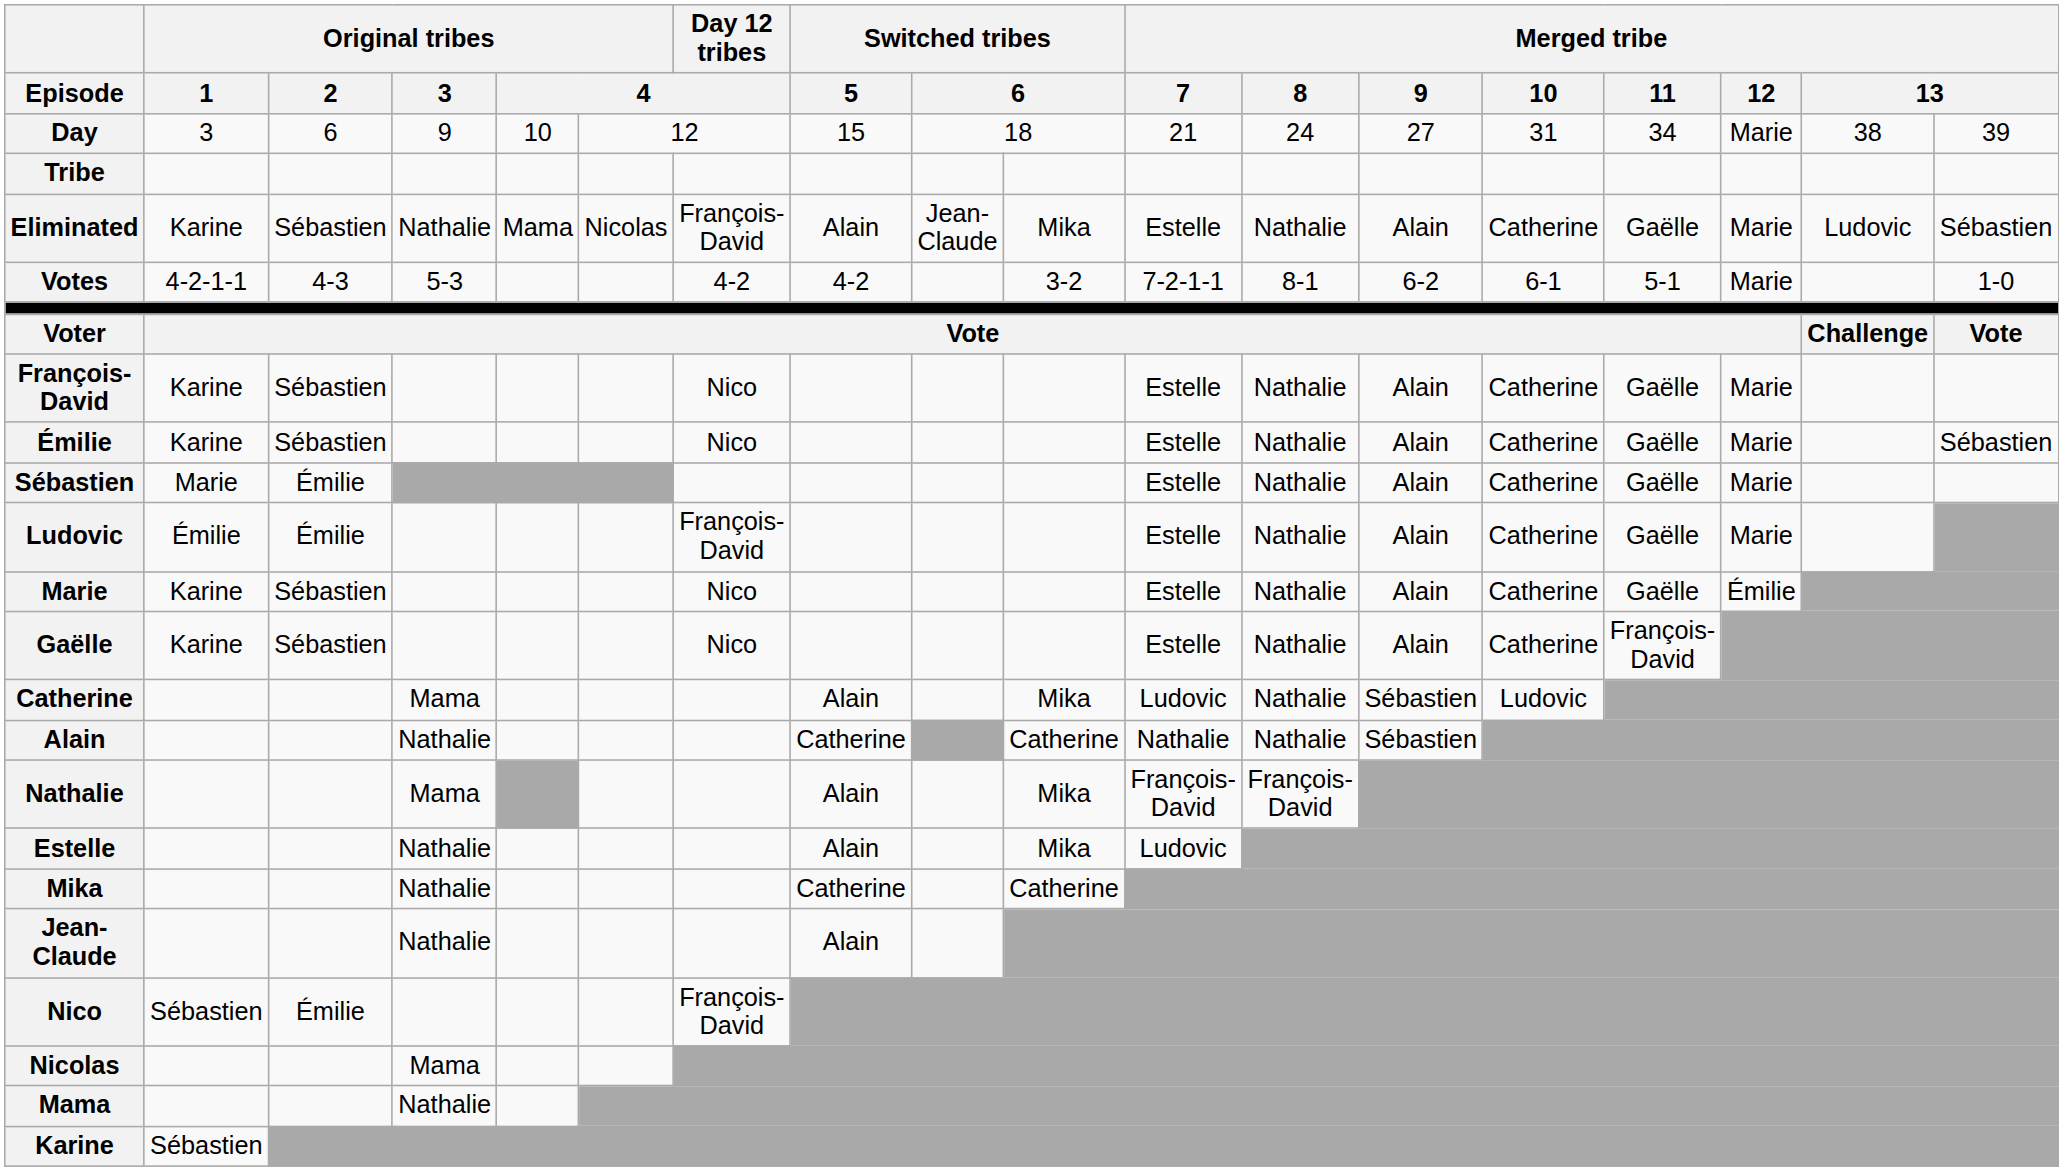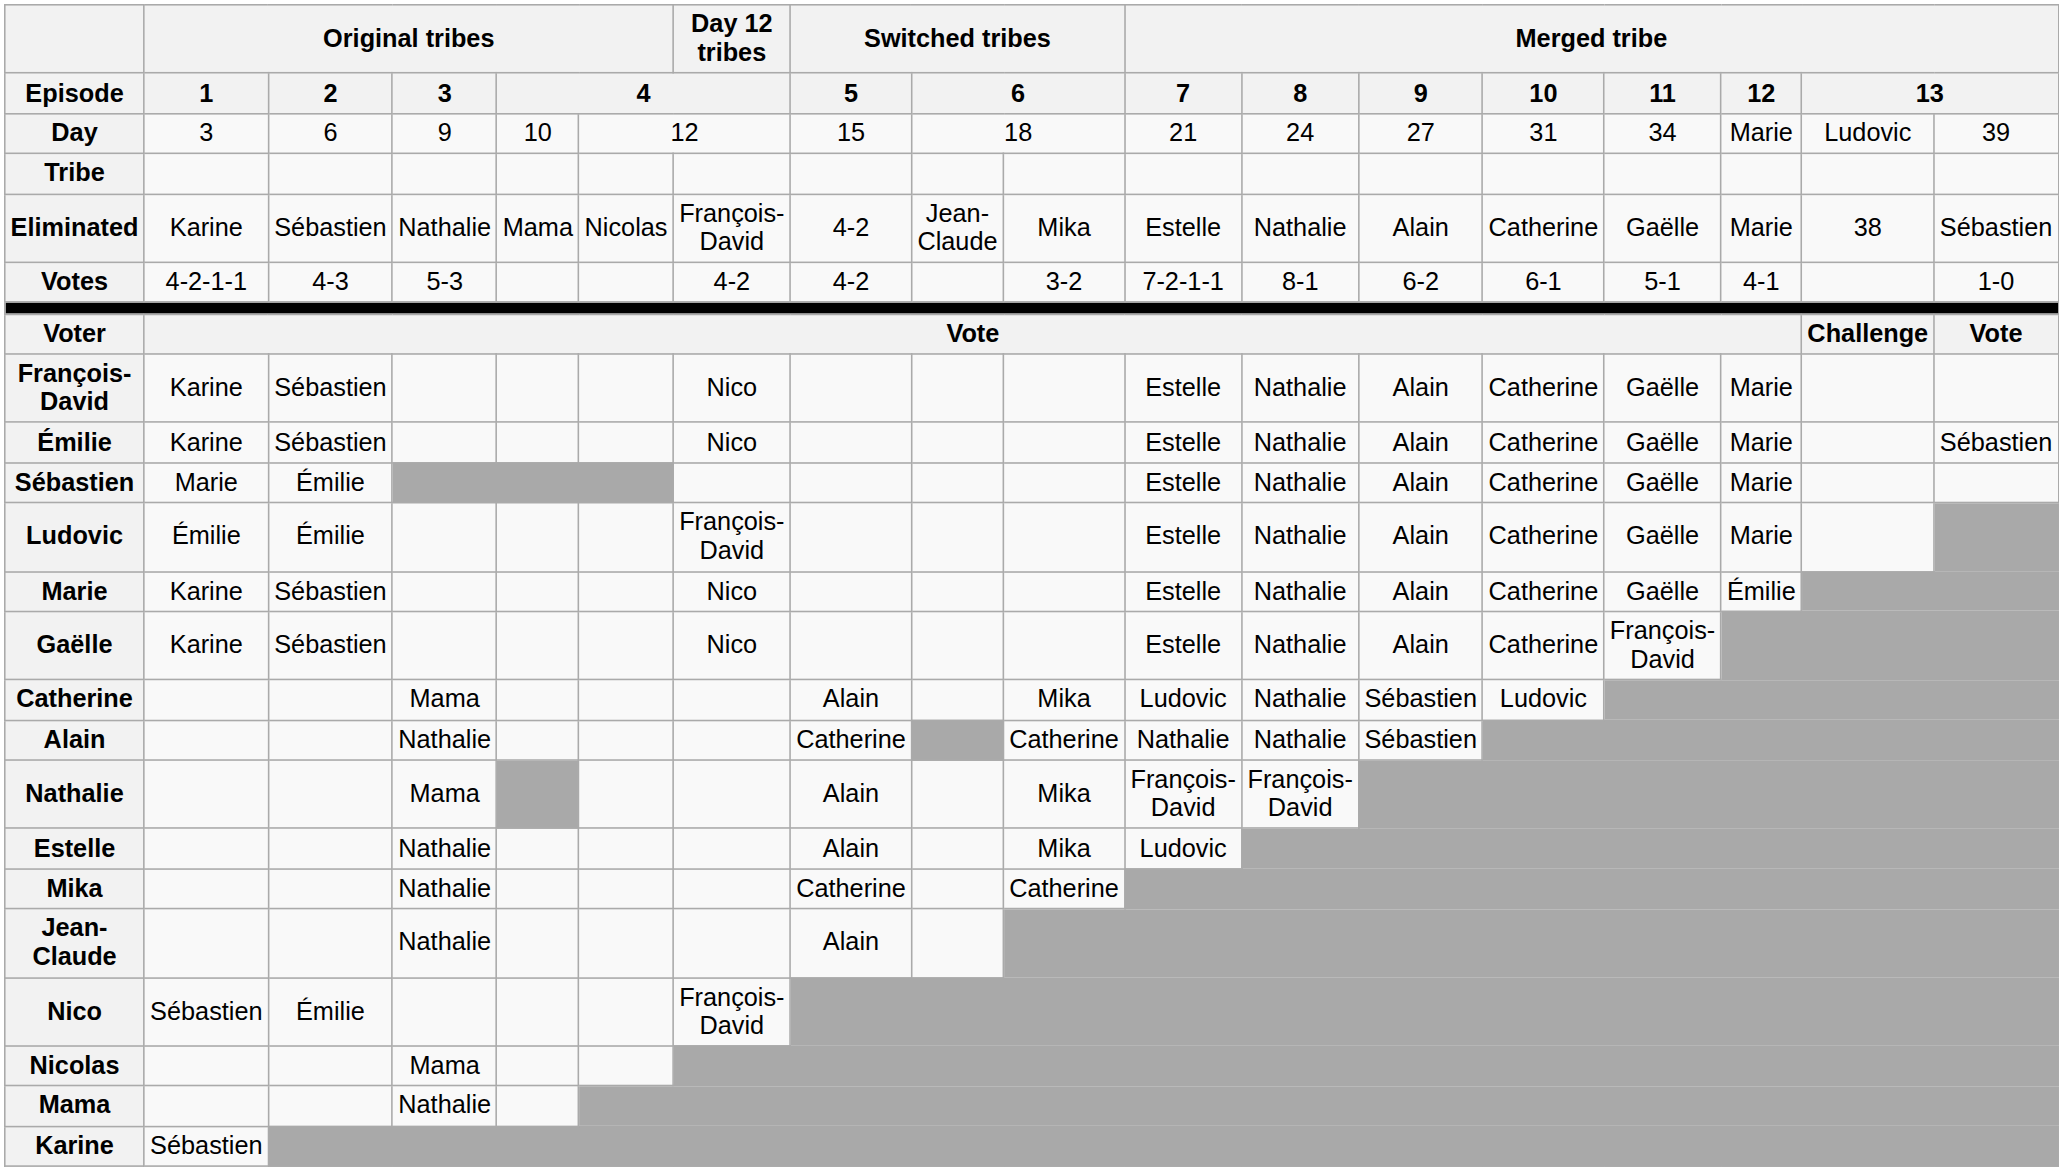(1868, 133) 38 -> (1868, 133) Ludovic
(851, 227) Alain -> (851, 227) 4-2
(1868, 227) Ludovic -> (1868, 227) 38
(1761, 281) Marie -> (1761, 281) 4-1
